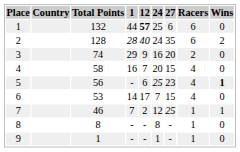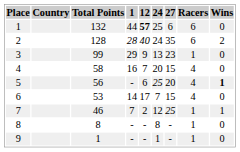(98, 54) 74 -> (98, 54) 99
(158, 54) 16 -> (158, 54) 13
(170, 54) 20 -> (170, 54) 23
(193, 54) 2 -> (193, 54) 1
(170, 82) 23 -> (170, 82) 20
